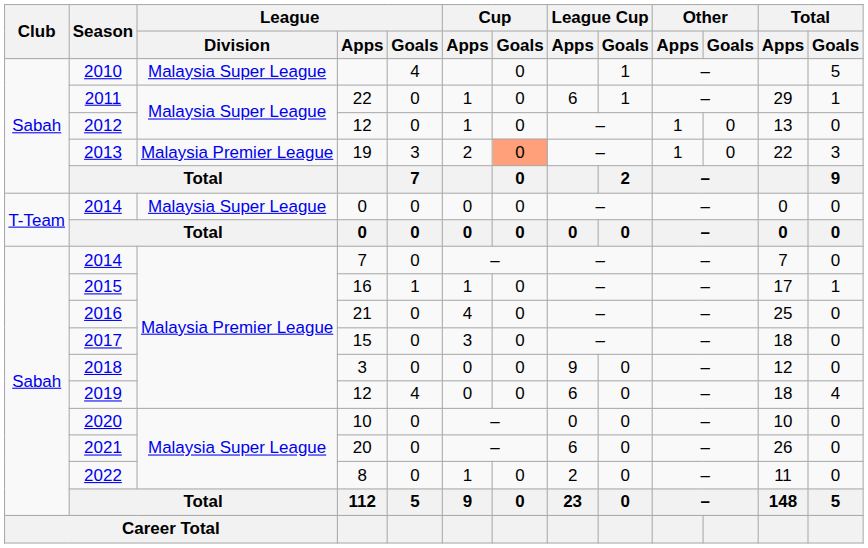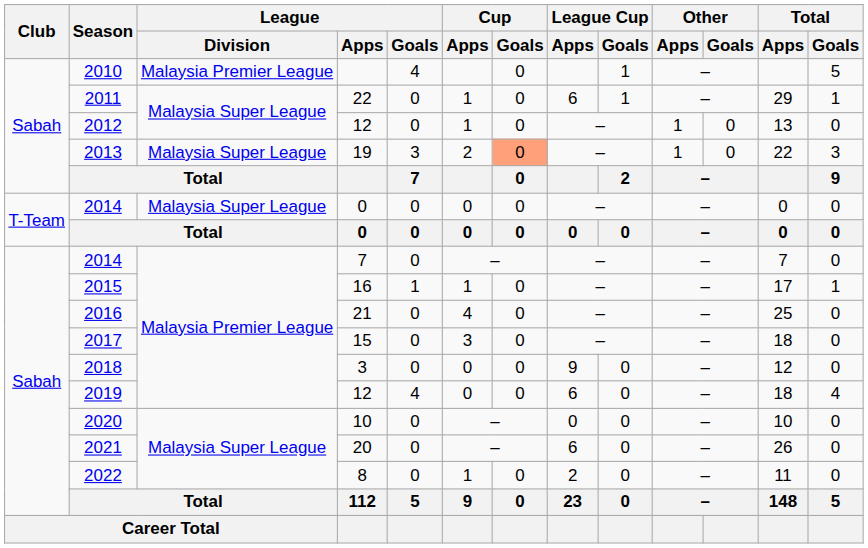(237, 71) Malaysia Super League -> (237, 71) Malaysia Premier League
(237, 152) Malaysia Premier League -> (237, 152) Malaysia Super League
